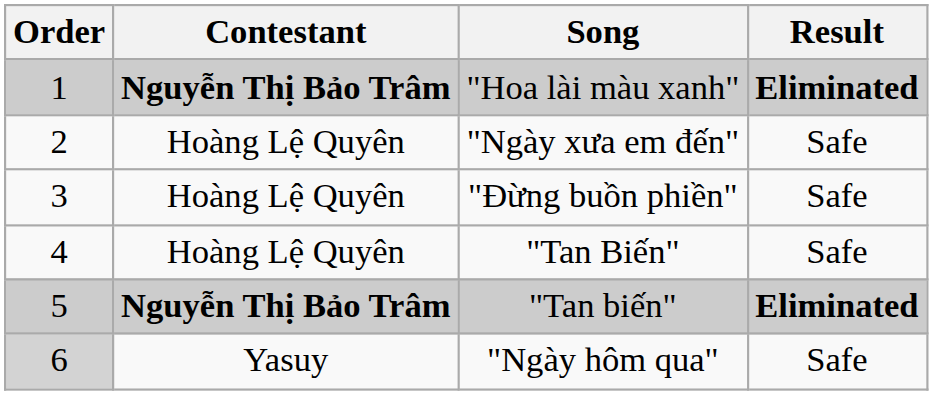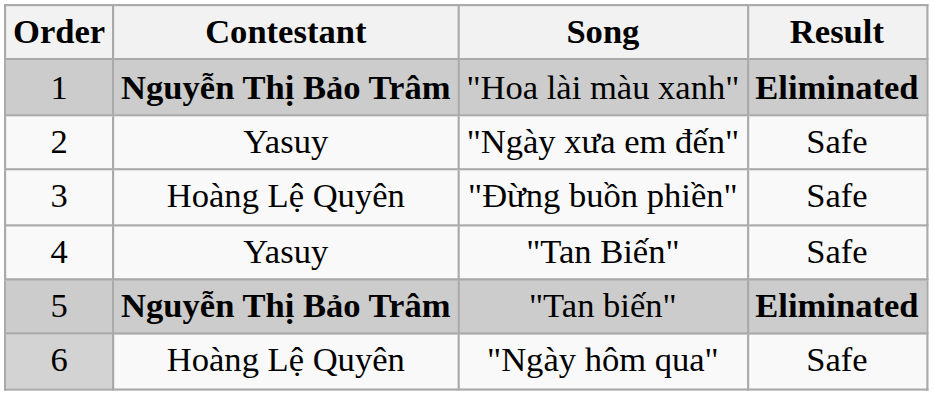(286, 141) Hoàng Lệ Quyên -> (286, 141) Yasuy
(286, 251) Hoàng Lệ Quyên -> (286, 251) Yasuy
(286, 360) Yasuy -> (286, 360) Hoàng Lệ Quyên
